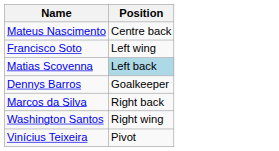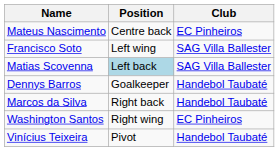+ column: (224, 13)
